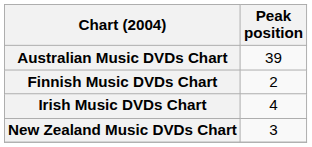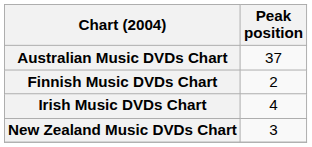(273, 57) 39 -> (273, 57) 37
